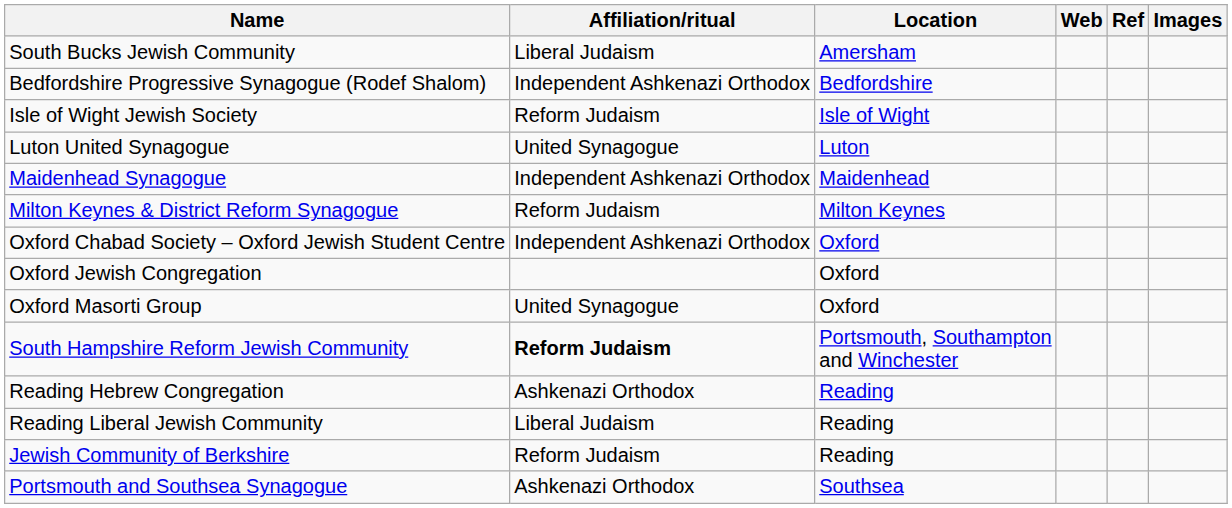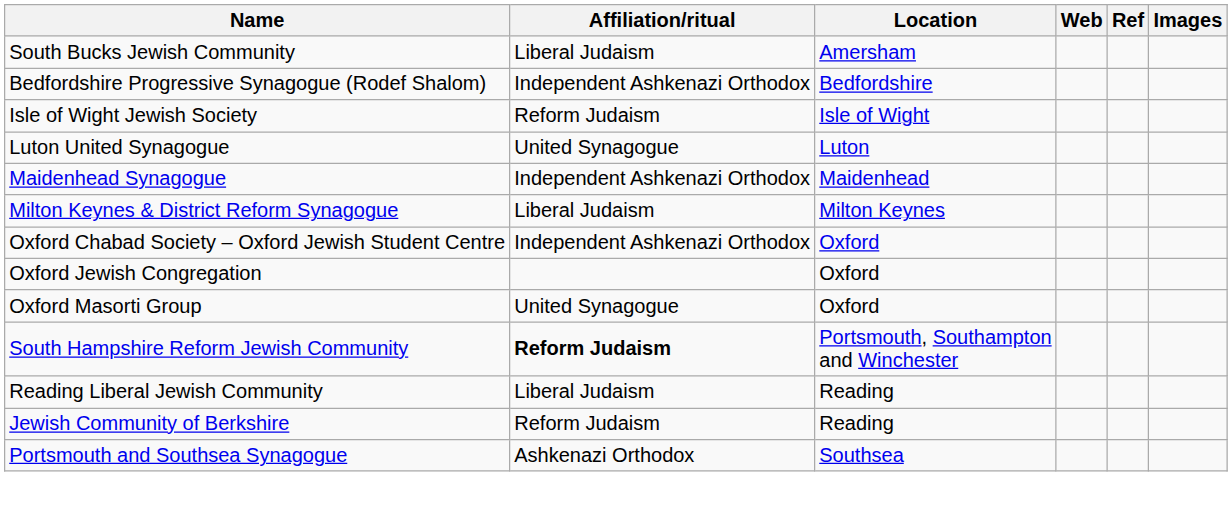(587, 210) Reform Judaism -> (584, 210) Liberal Judaism
- row: (147, 391)
